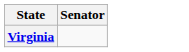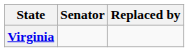+ column: (146, 15)
